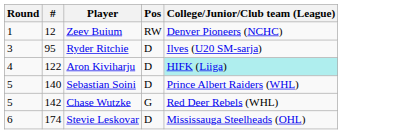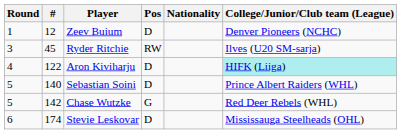+ column: (193, 13)
(153, 31) RW -> (148, 31) D
(50, 48) 95 -> (50, 48) 45
(148, 48) D -> (153, 48) RW
